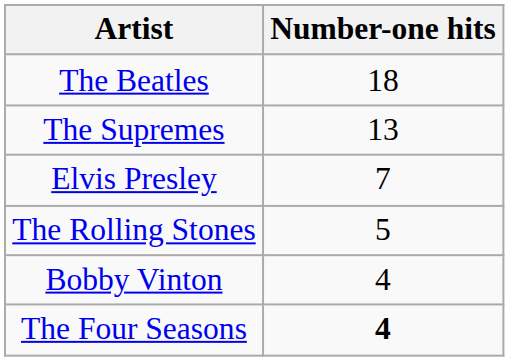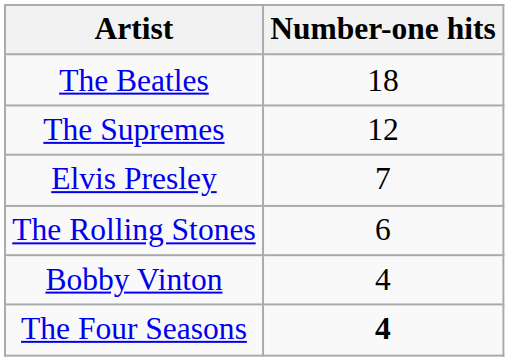(383, 129) 13 -> (383, 129) 12
(383, 229) 5 -> (383, 229) 6
